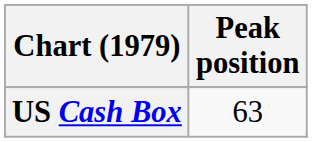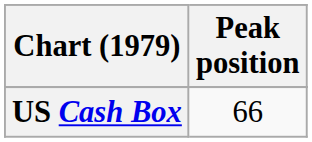(248, 111) 63 -> (248, 111) 66
